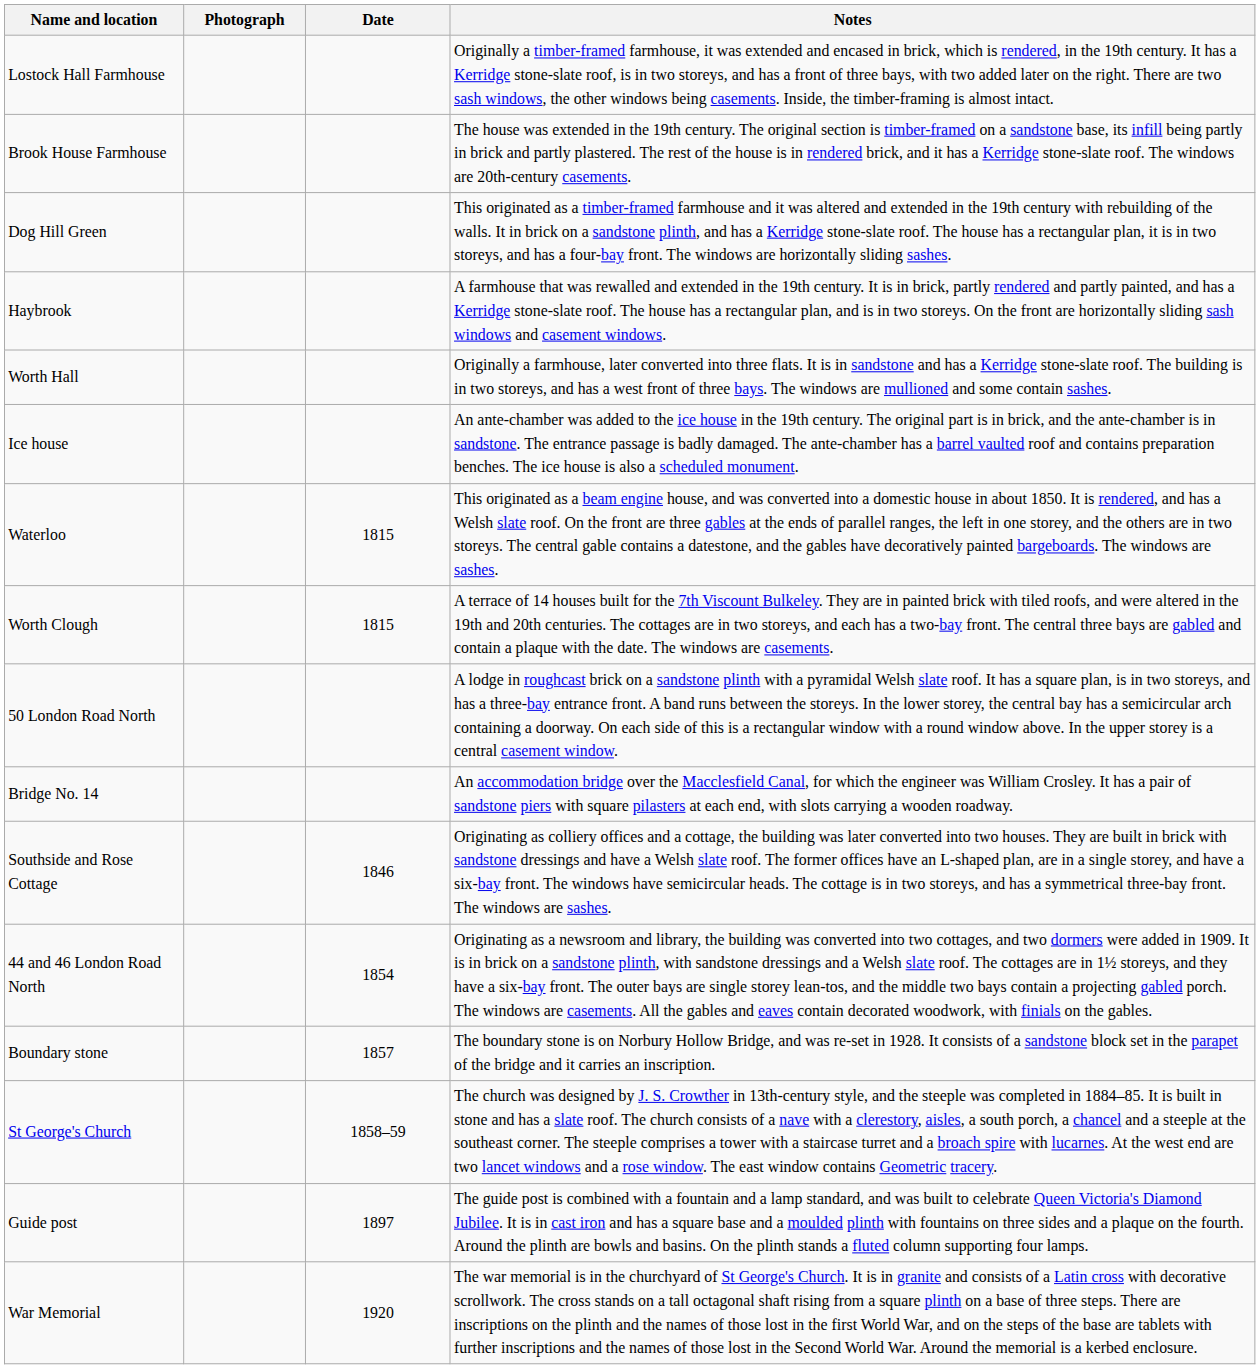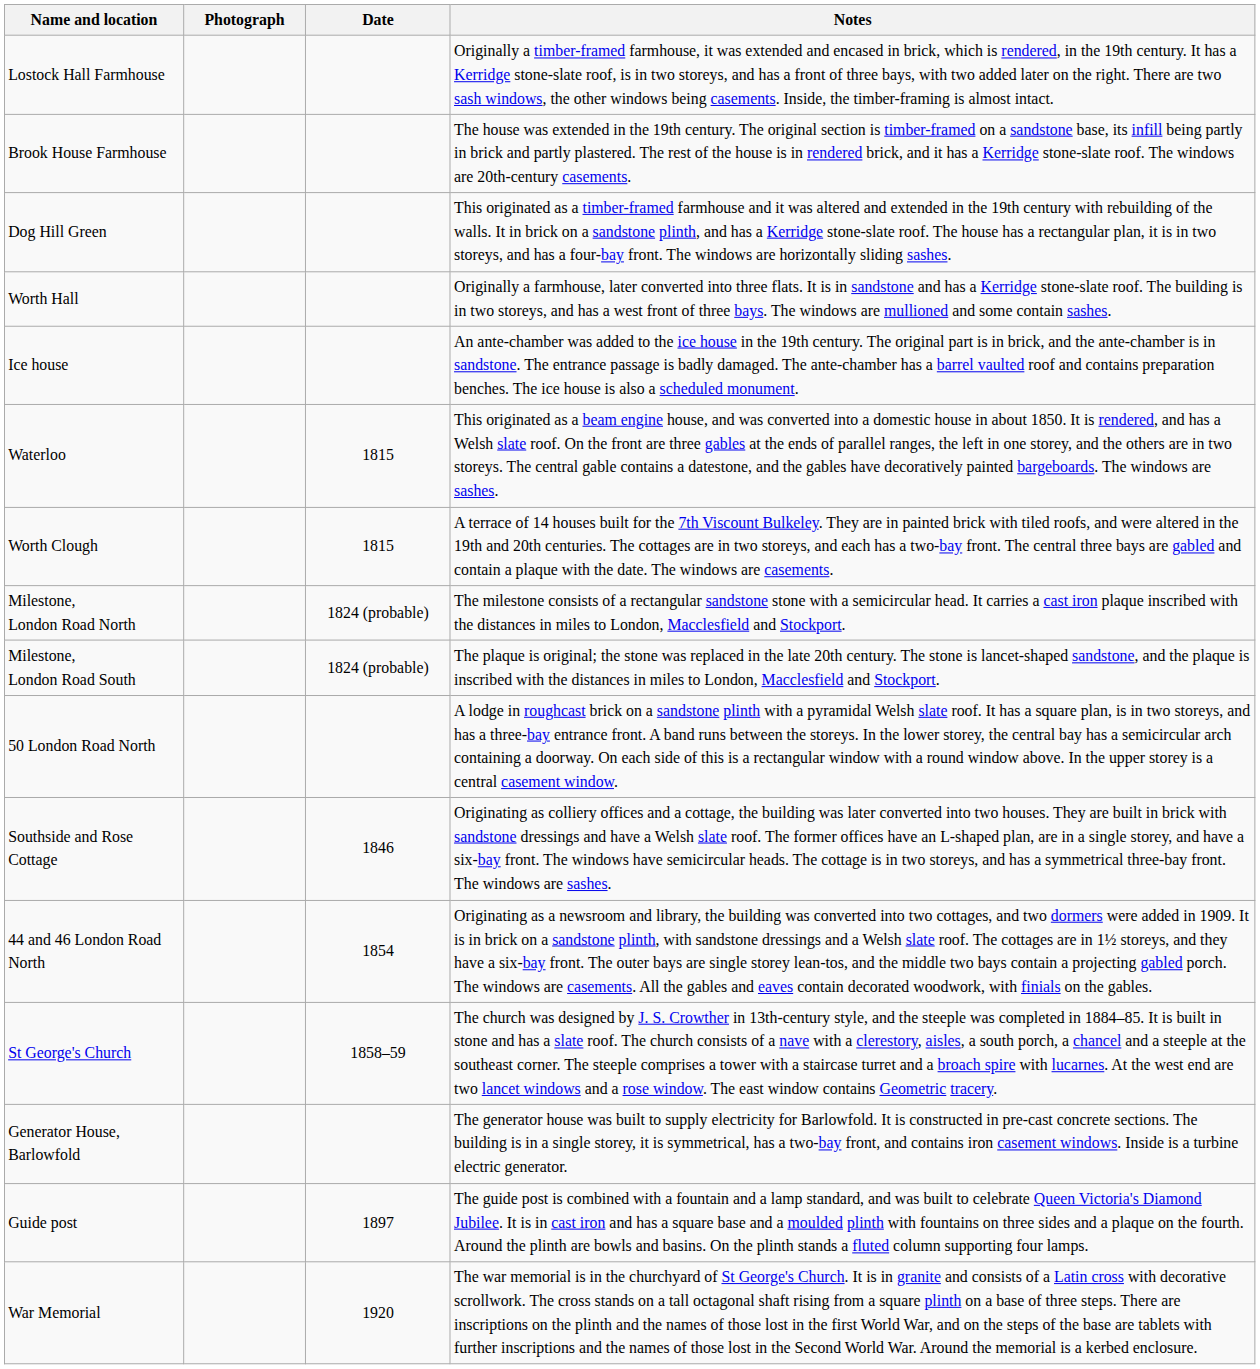- row: (40, 310)
+ row: (72, 613)
+ row: (72, 667)
- row: (53, 793)
- row: (58, 1053)
+ row: (64, 1143)
